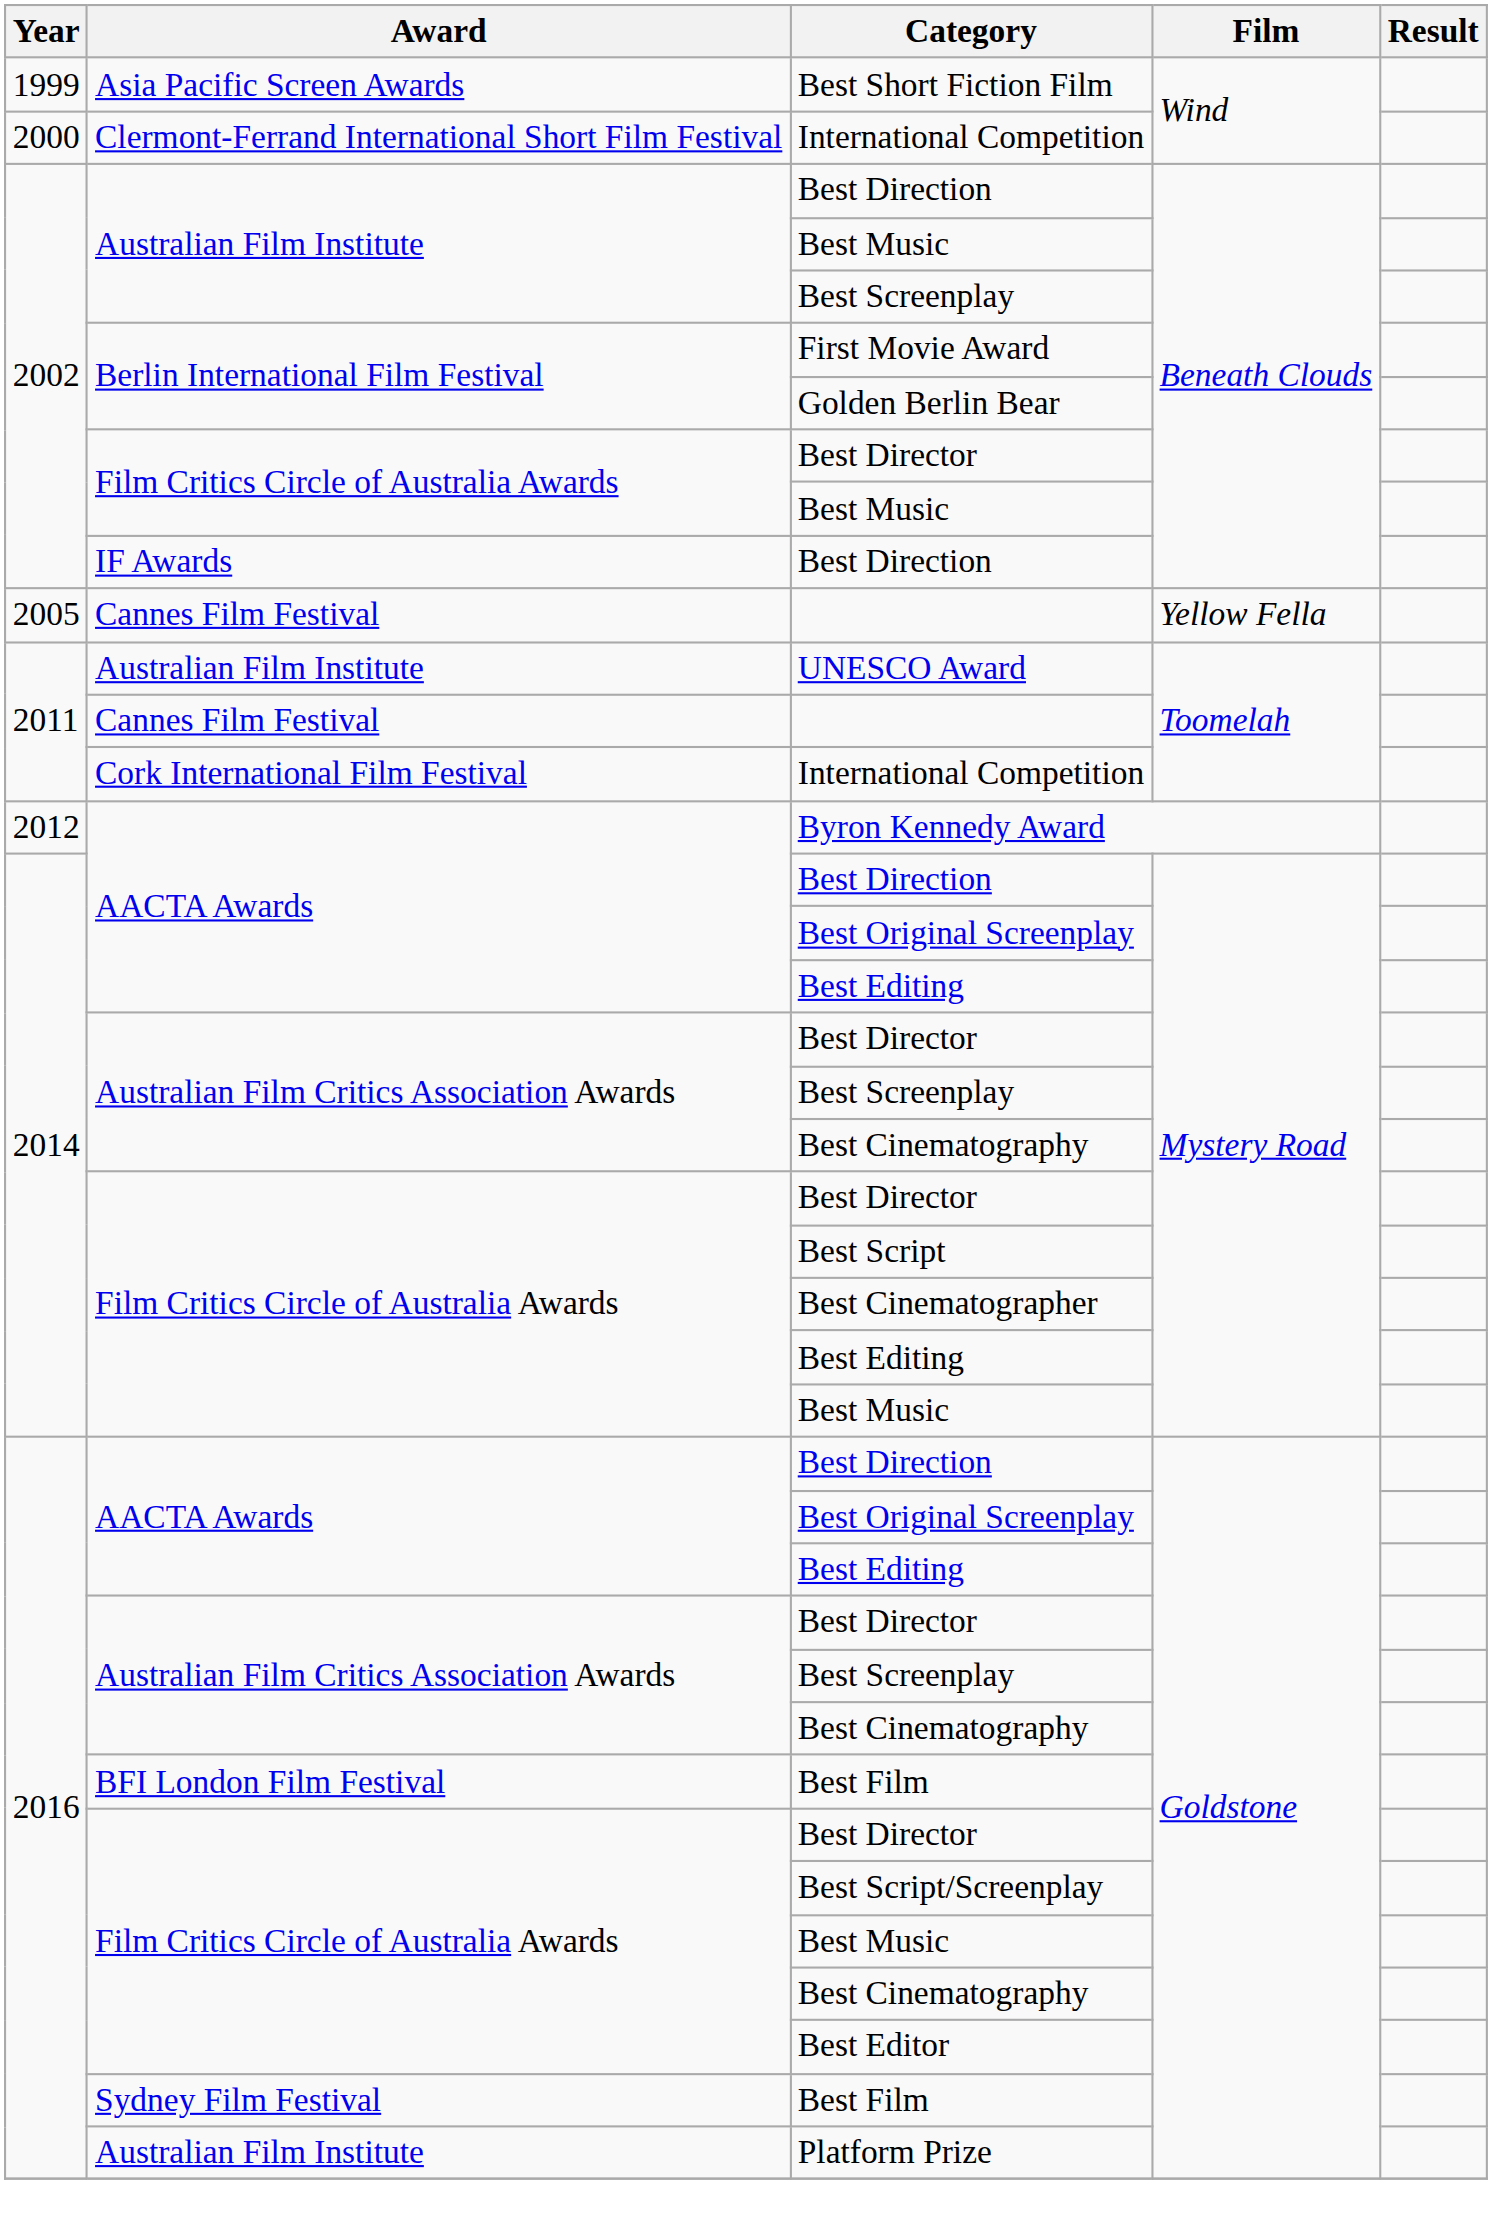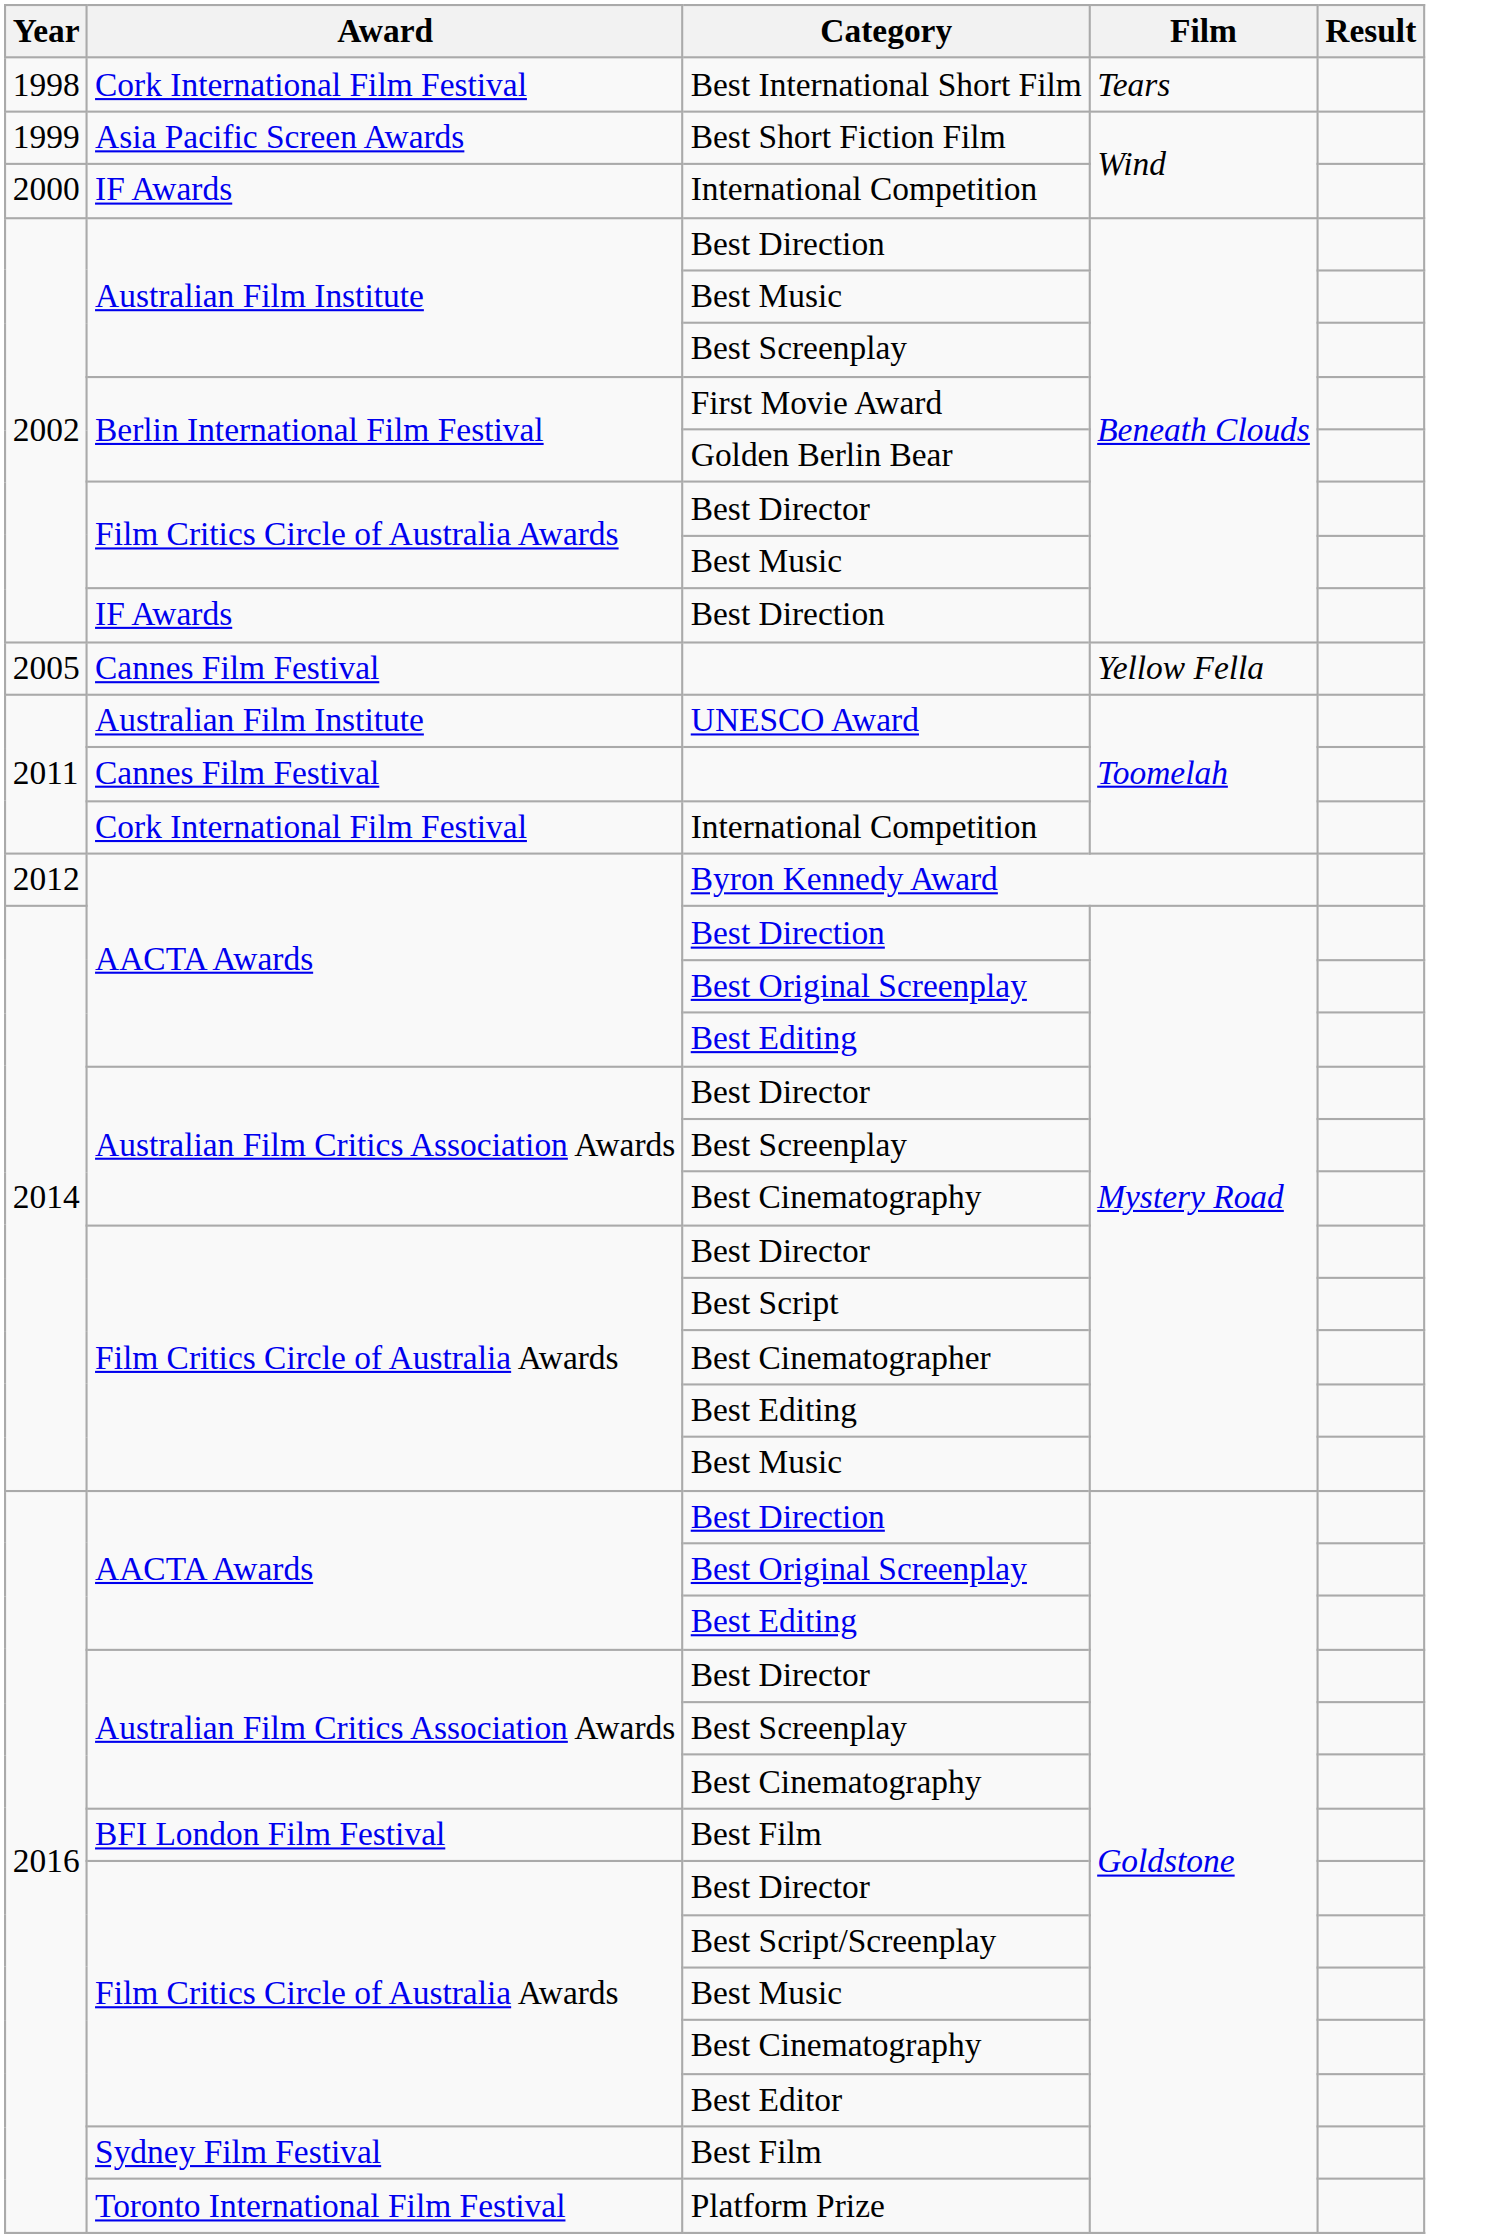+ row: (46, 84)
(439, 137) Clermont-Ferrand International Short Film Festival -> (164, 190) IF Awards
(259, 2152) Australian Film Institute -> (330, 2205) Toronto International Film Festival
